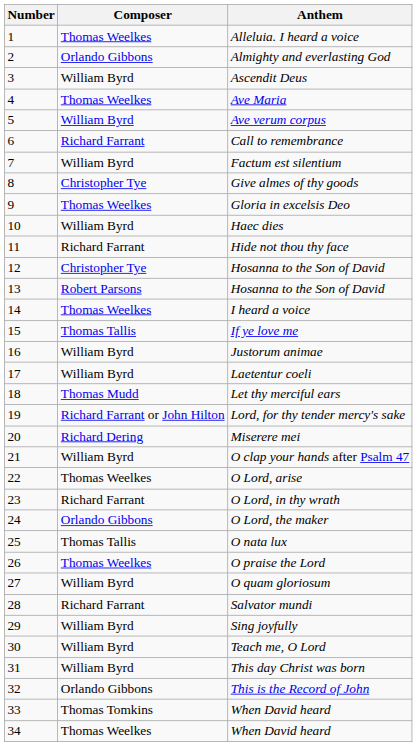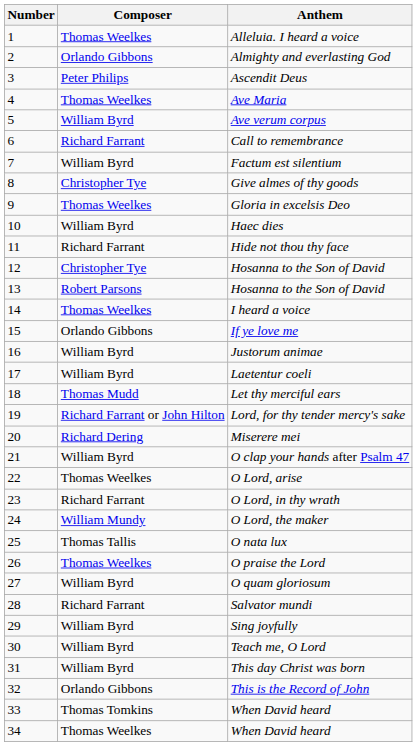(97, 78) William Byrd -> (95, 78) Peter Philips
(98, 330) Thomas Tallis -> (107, 330) Orlando Gibbons
(107, 520) Orlando Gibbons -> (103, 520) William Mundy
